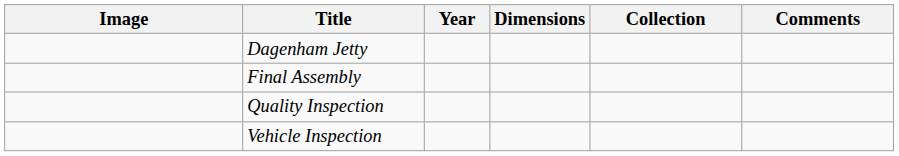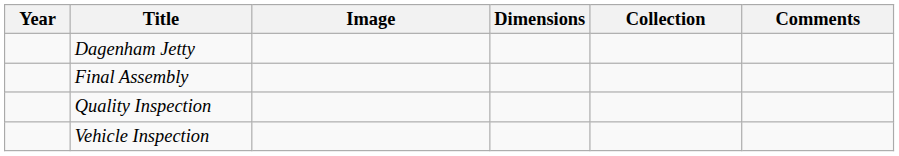columns swapped: (457, 19) <-> (124, 19)
